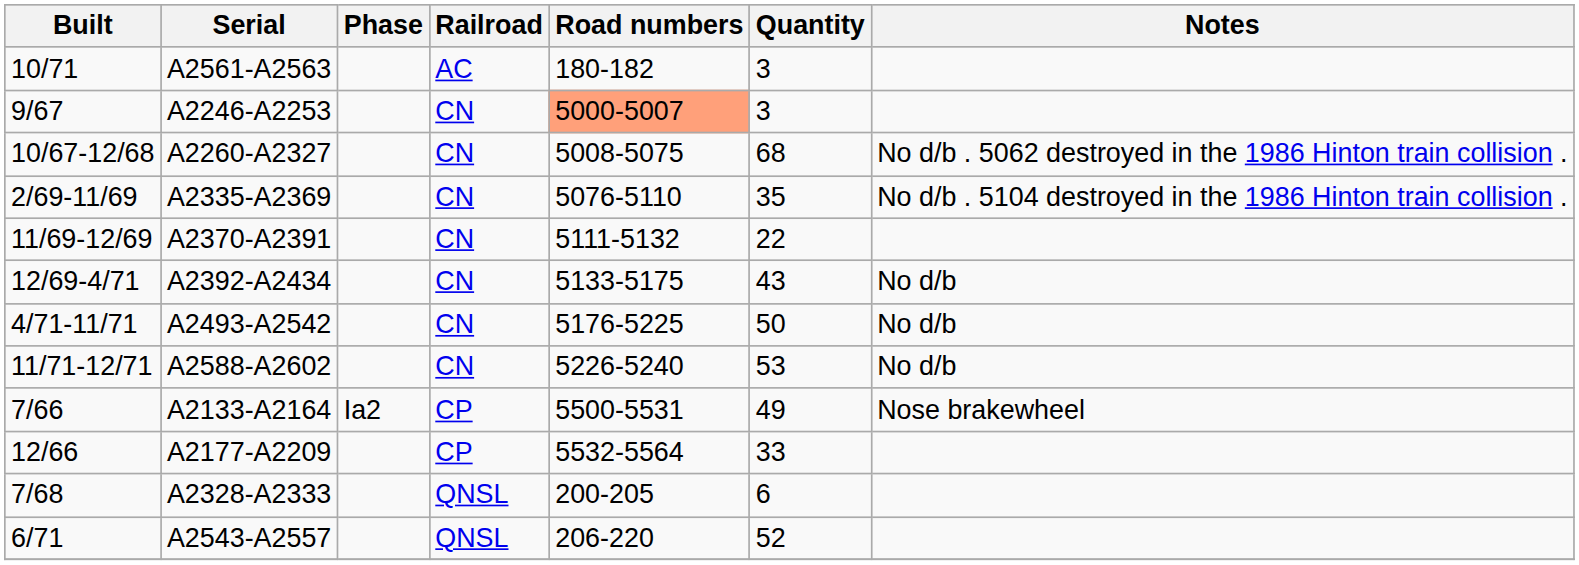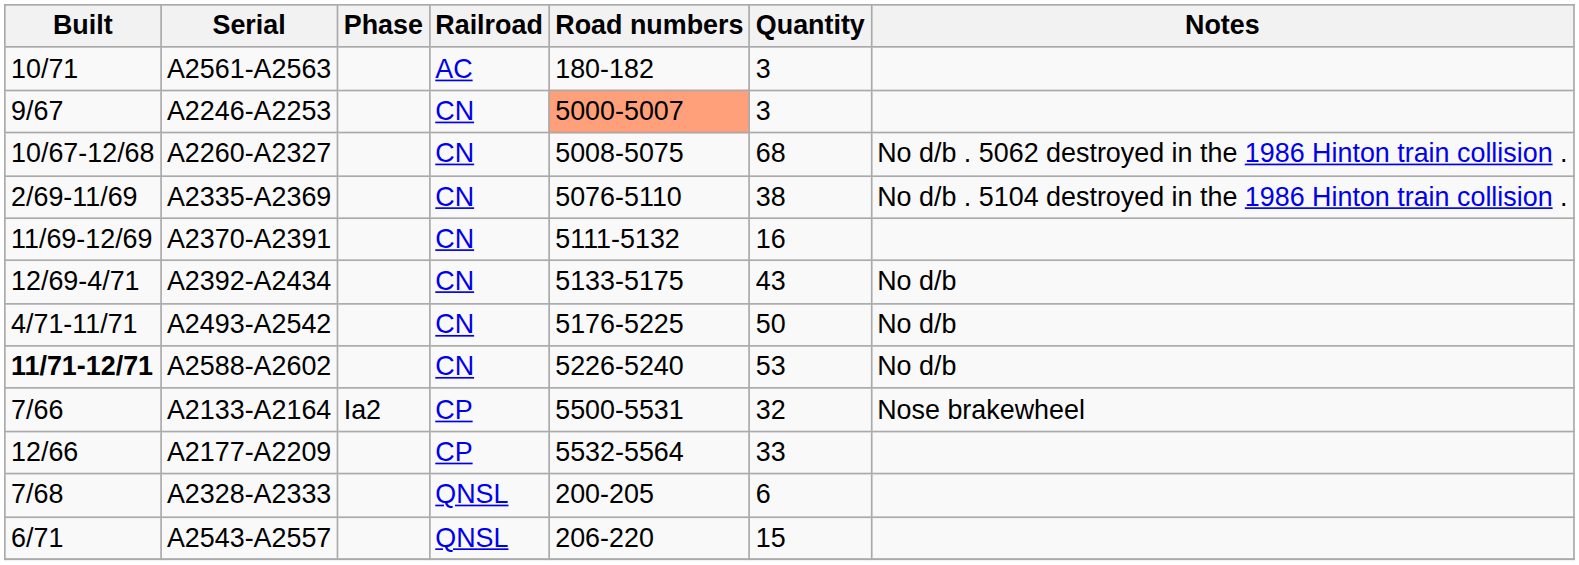(771, 196) 35 -> (771, 196) 38
(771, 238) 22 -> (771, 238) 16
(82, 366) normal -> (82, 366) bold
(771, 409) 49 -> (771, 409) 32
(771, 537) 52 -> (771, 537) 15
